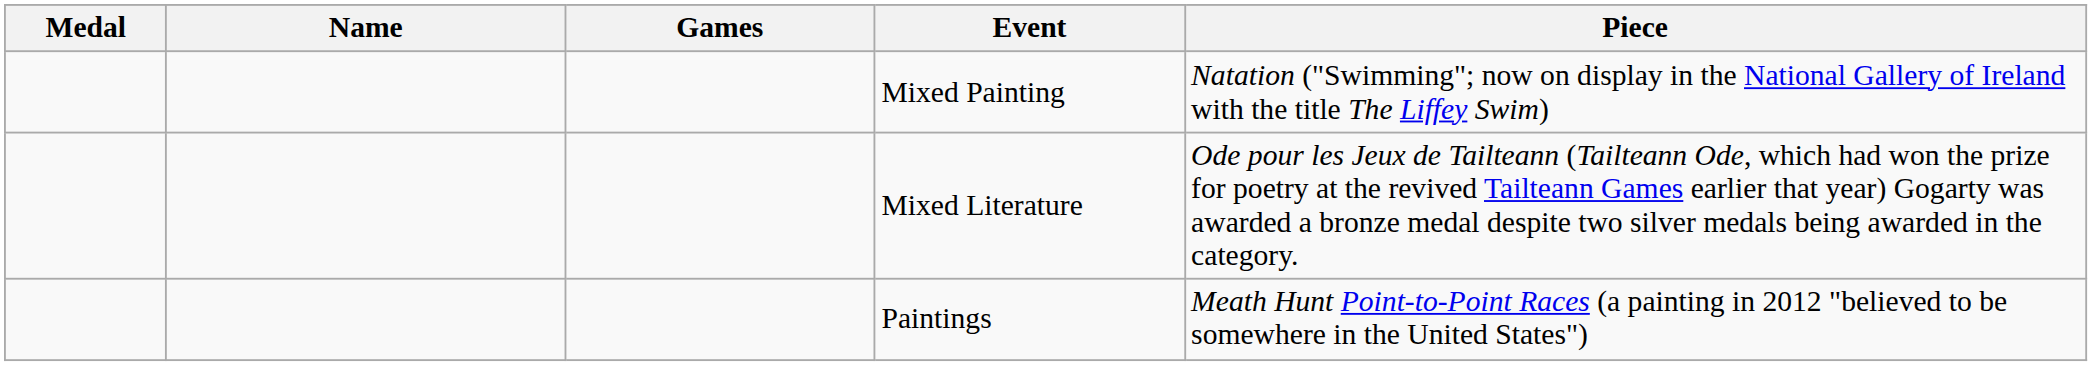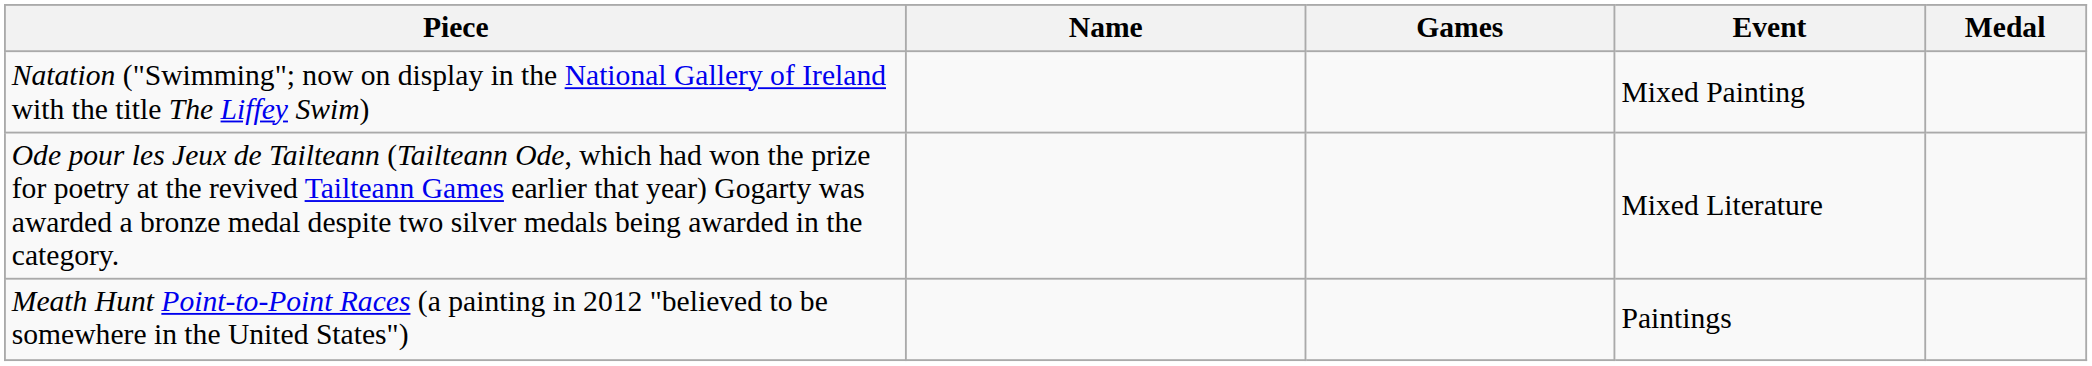columns swapped: (86, 27) <-> (1635, 27)
